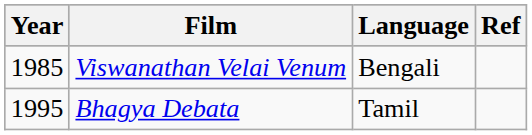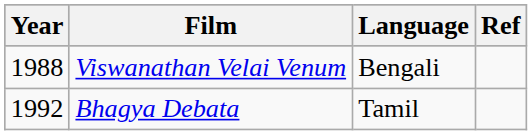(37, 66) 1985 -> (37, 66) 1988
(37, 108) 1995 -> (37, 108) 1992
